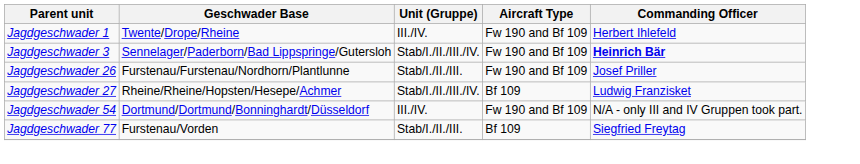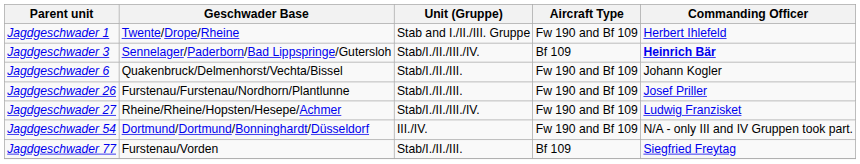(412, 33) III./IV. -> (464, 33) Stab and I./II./III. Gruppe
(536, 52) Fw 190 and Bf 109 -> (553, 52) Bf 109
+ row: (58, 71)
(503, 91) Bf 109 -> (587, 110) Fw 190 and Bf 109
